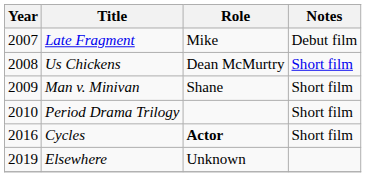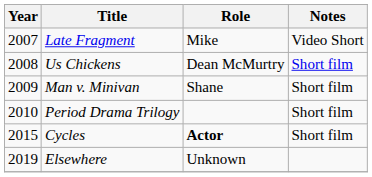(324, 40) Debut film -> (328, 40) Video Short
(23, 135) 2016 -> (23, 135) 2015
